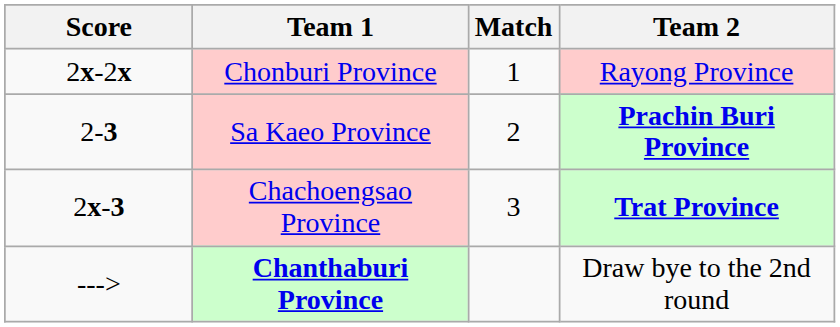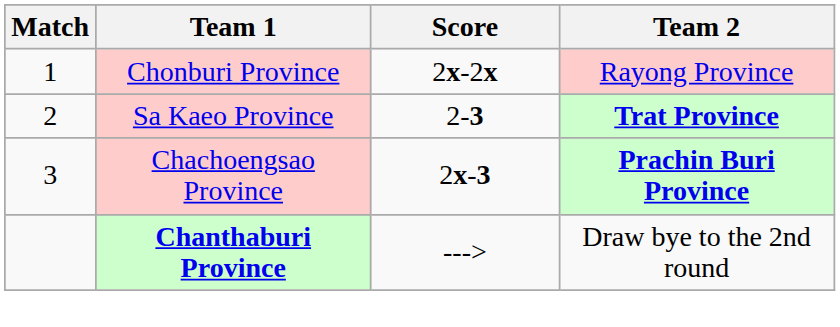columns swapped: (514, 26) <-> (99, 26)
(697, 131) Prachin Buri Province -> (697, 115) Trat Province
(697, 207) Trat Province -> (697, 175) Prachin Buri Province
